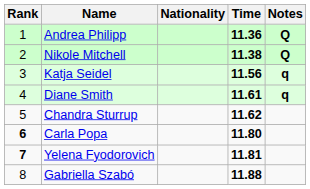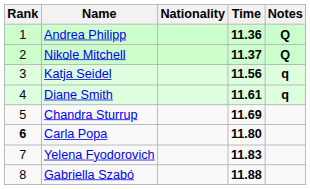(246, 54) 11.38 -> (246, 54) 11.37
(246, 114) 11.62 -> (246, 114) 11.69
(23, 154) bold -> (23, 154) normal
(246, 154) 11.81 -> (246, 154) 11.83
